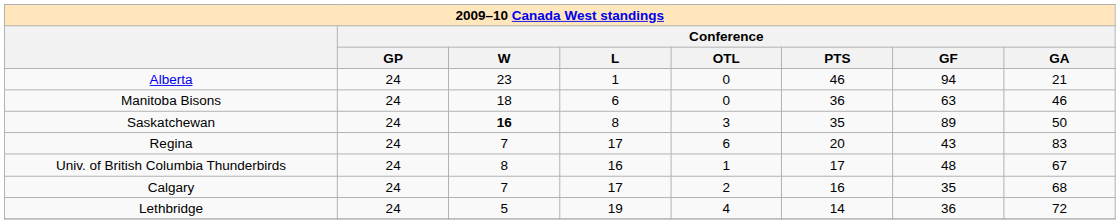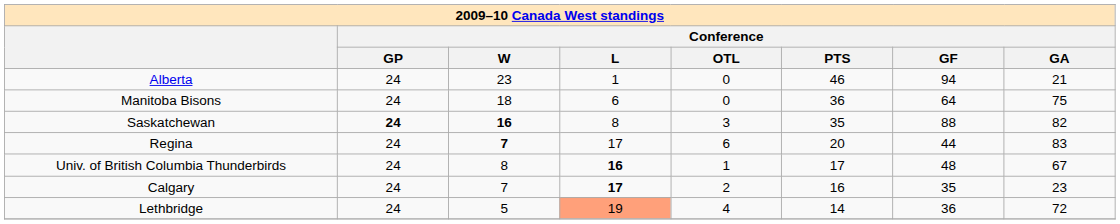(948, 101) 63 -> (948, 101) 64
(1059, 101) 46 -> (1059, 101) 75
(393, 122) normal -> (393, 122) bold
(948, 122) 89 -> (948, 122) 88
(1059, 122) 50 -> (1059, 122) 82
(504, 144) normal -> (504, 144) bold
(948, 144) 43 -> (948, 144) 44
(615, 165) normal -> (615, 165) bold
(615, 187) normal -> (615, 187) bold
(1059, 187) 68 -> (1059, 187) 23
(615, 208) no background -> (615, 208) lightsalmon background
